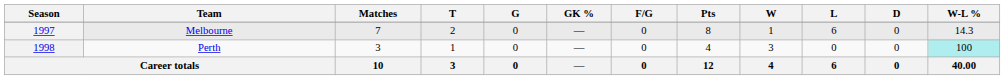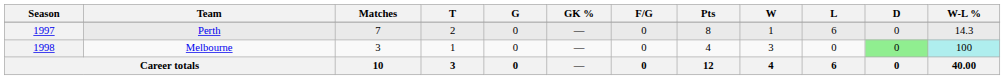(209, 31) Melbourne -> (209, 31) Perth
(209, 48) Perth -> (209, 48) Melbourne
(897, 48) no background -> (897, 48) lightgreen background
